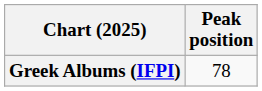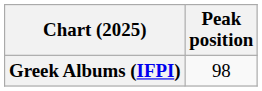(221, 70) 78 -> (221, 70) 98
